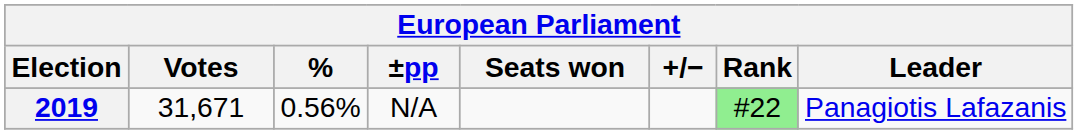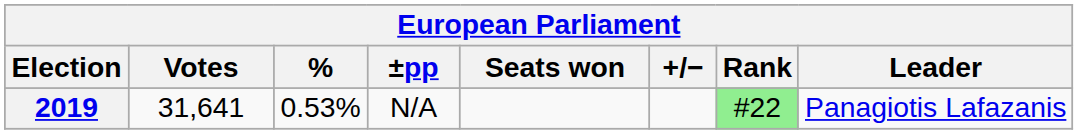(201, 107) 31,671 -> (201, 107) 31,641
(321, 107) 0.56% -> (321, 107) 0.53%
